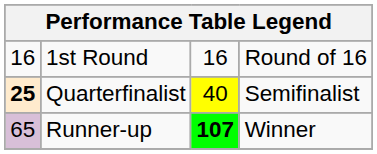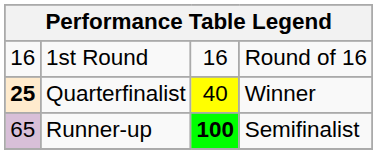(302, 95) Semifinalist -> (280, 95) Winner
(215, 131) 107 -> (215, 131) 100
(280, 131) Winner -> (302, 131) Semifinalist
